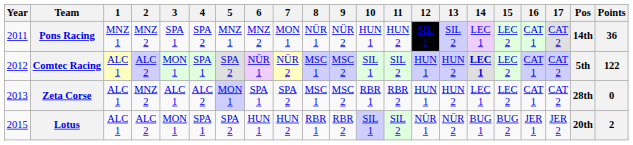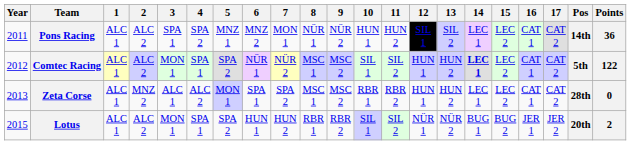(118, 36) MNZ 1 -> (116, 36) ALC 1
(146, 36) MNZ 2 -> (144, 36) ALC 2
